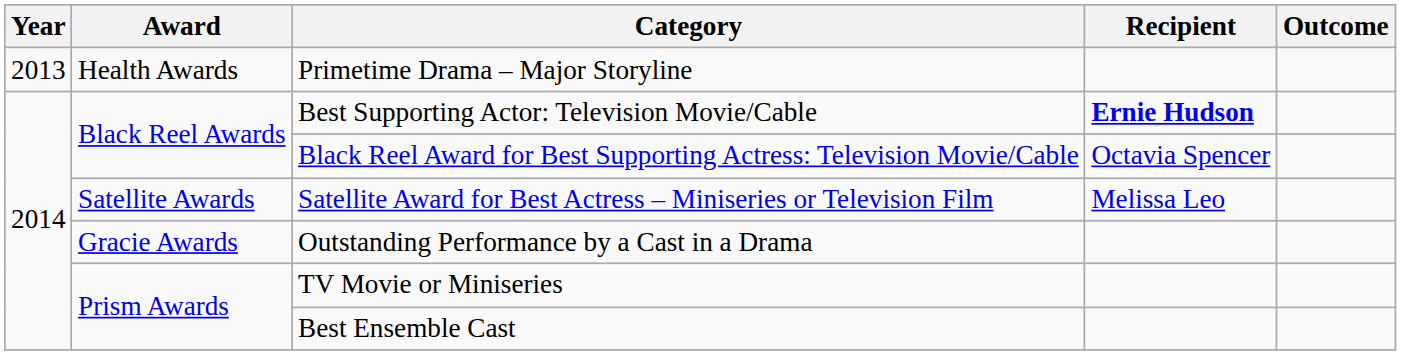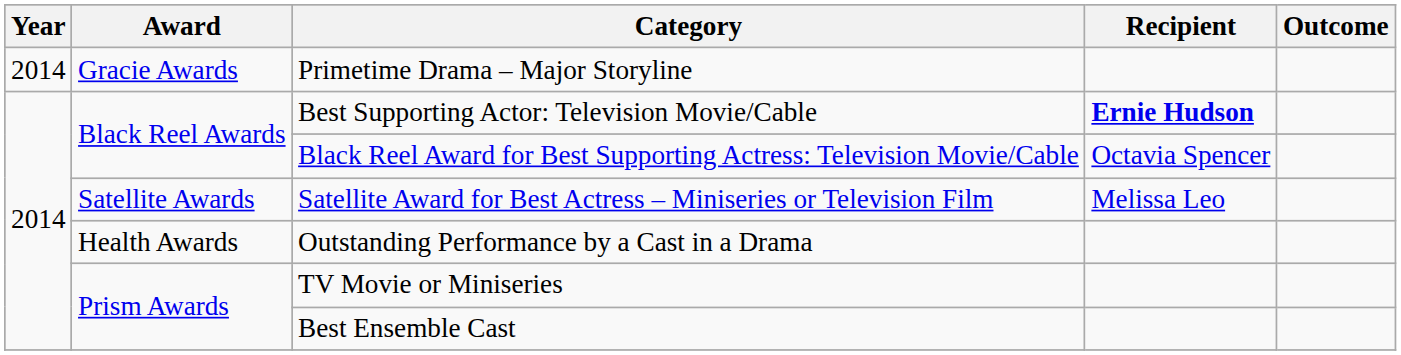(38, 69) 2013 -> (38, 69) 2014
(158, 69) Health Awards -> (158, 69) Gracie Awards
(158, 241) Gracie Awards -> (158, 241) Health Awards
